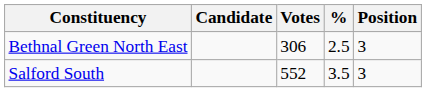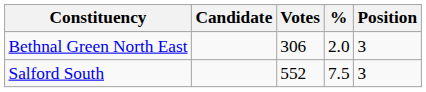(339, 45) 2.5 -> (339, 45) 2.0
(339, 73) 3.5 -> (339, 73) 7.5
